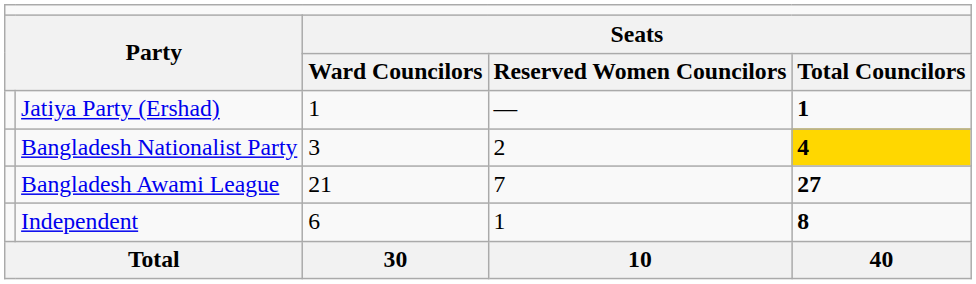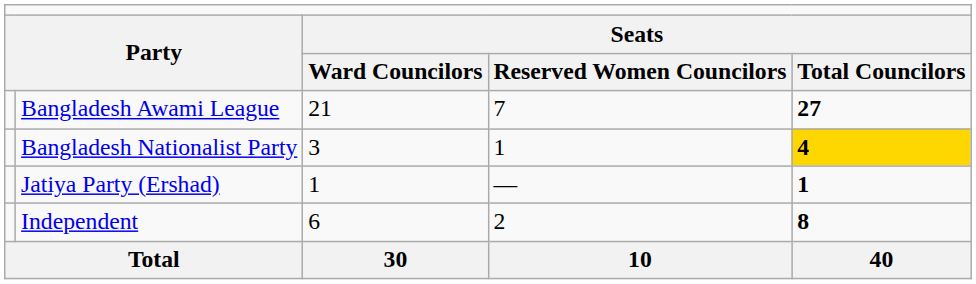rows swapped: (150, 184) <-> (120, 109)
(499, 146) 2 -> (499, 146) 1
(499, 221) 1 -> (499, 221) 2
